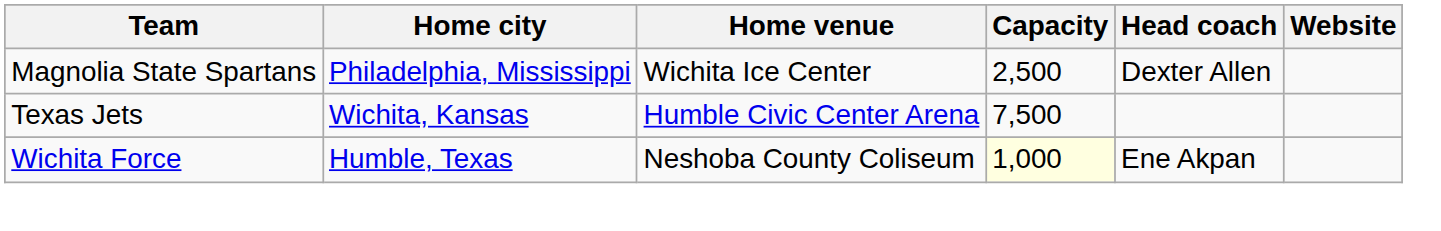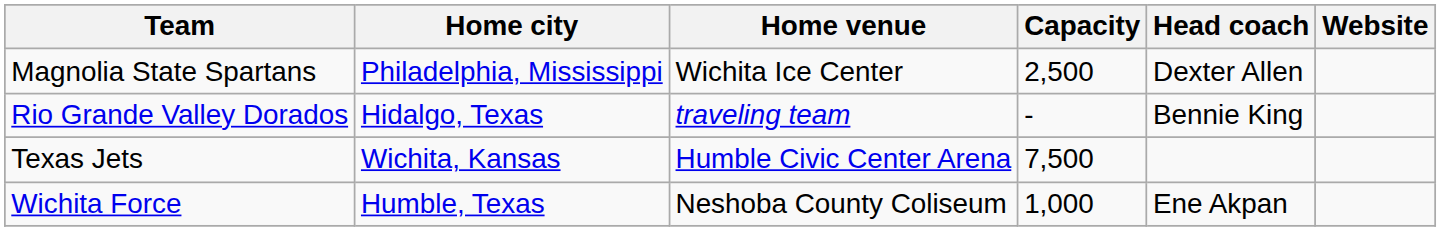+ row: (180, 114)
(1027, 159) lightyellow background -> (1059, 203) no background
